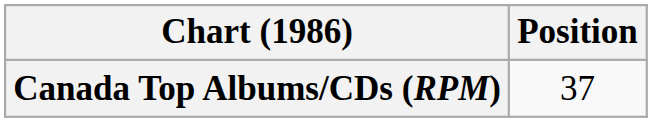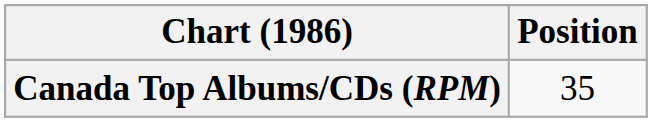(578, 87) 37 -> (578, 87) 35
